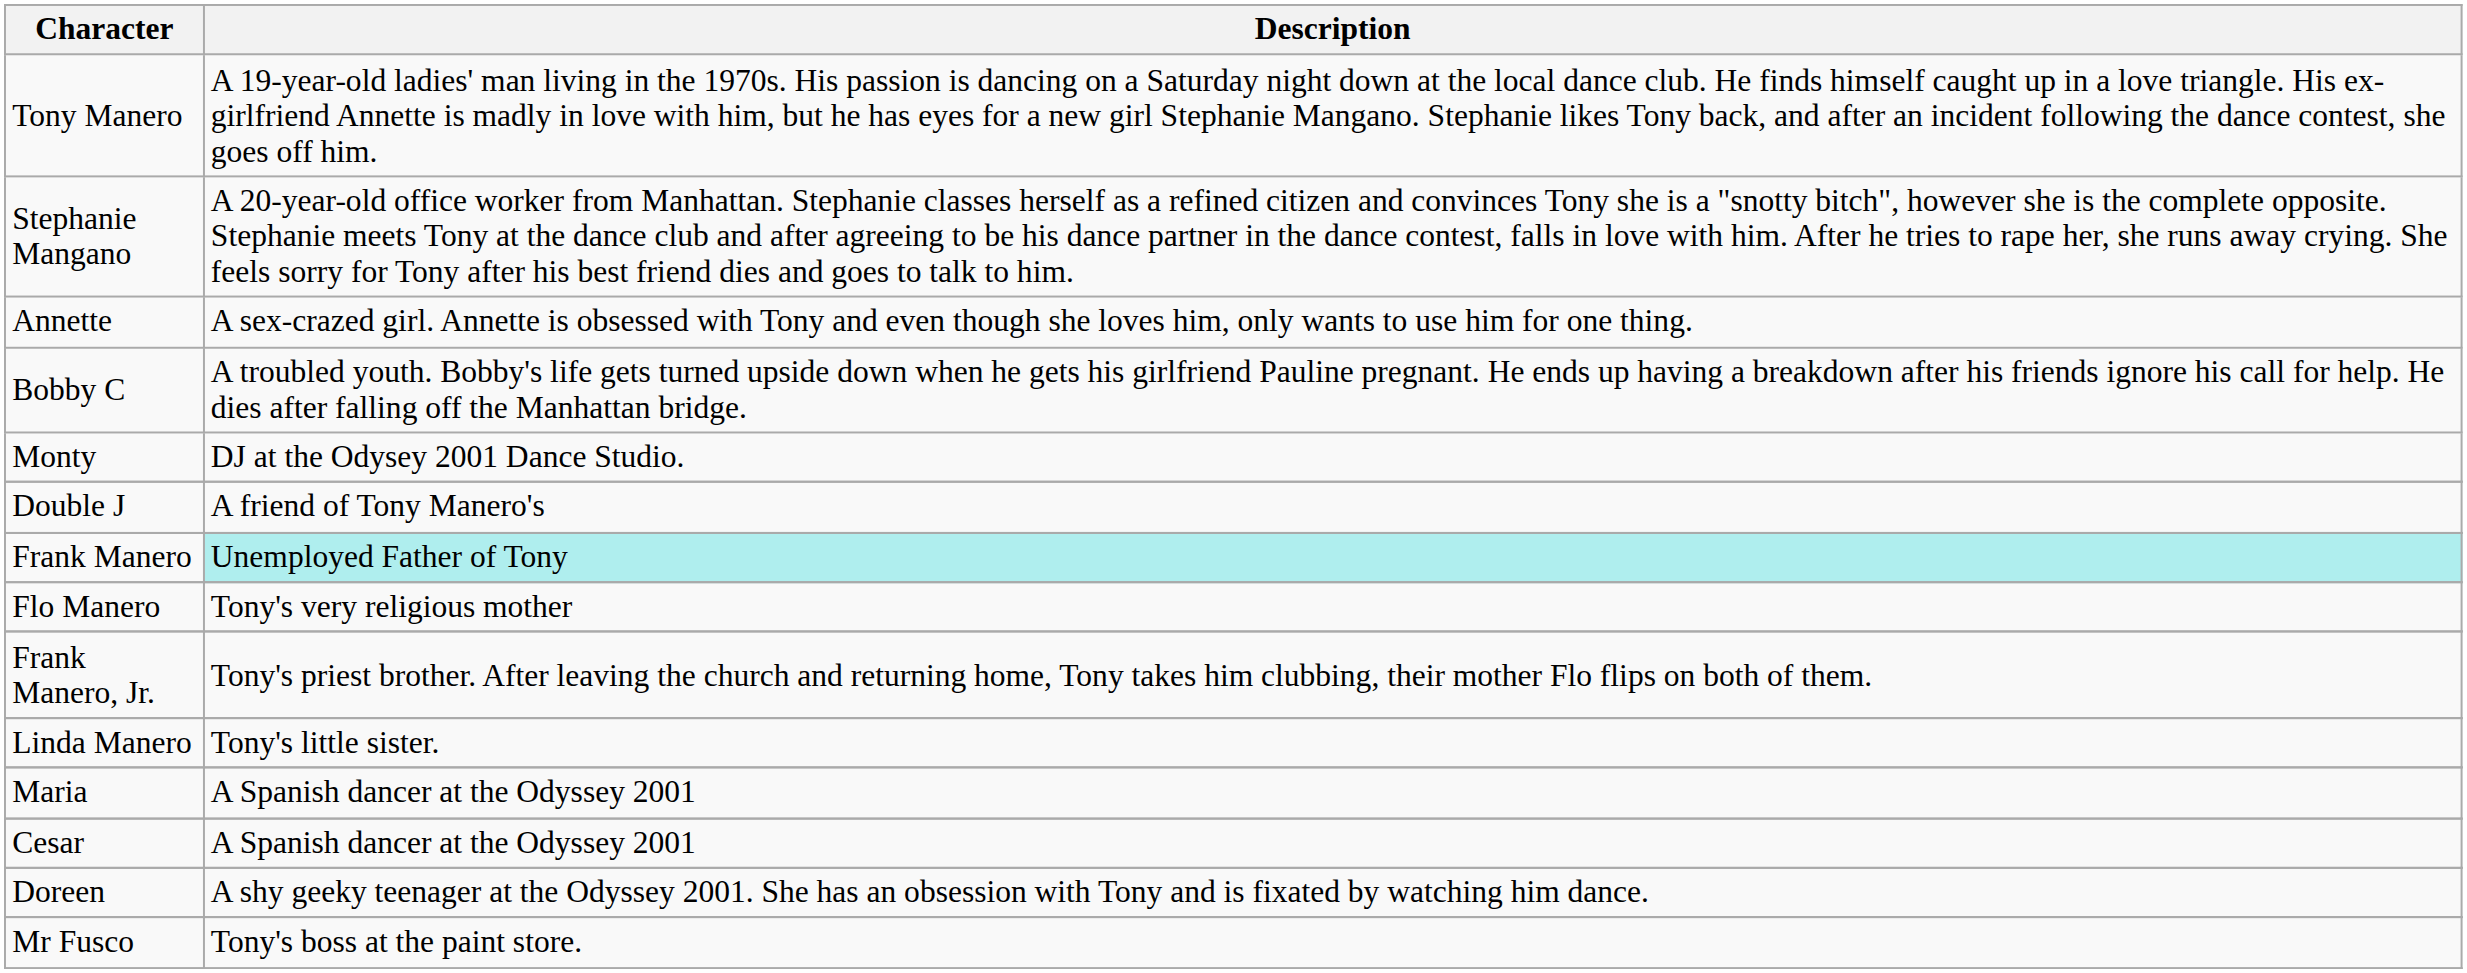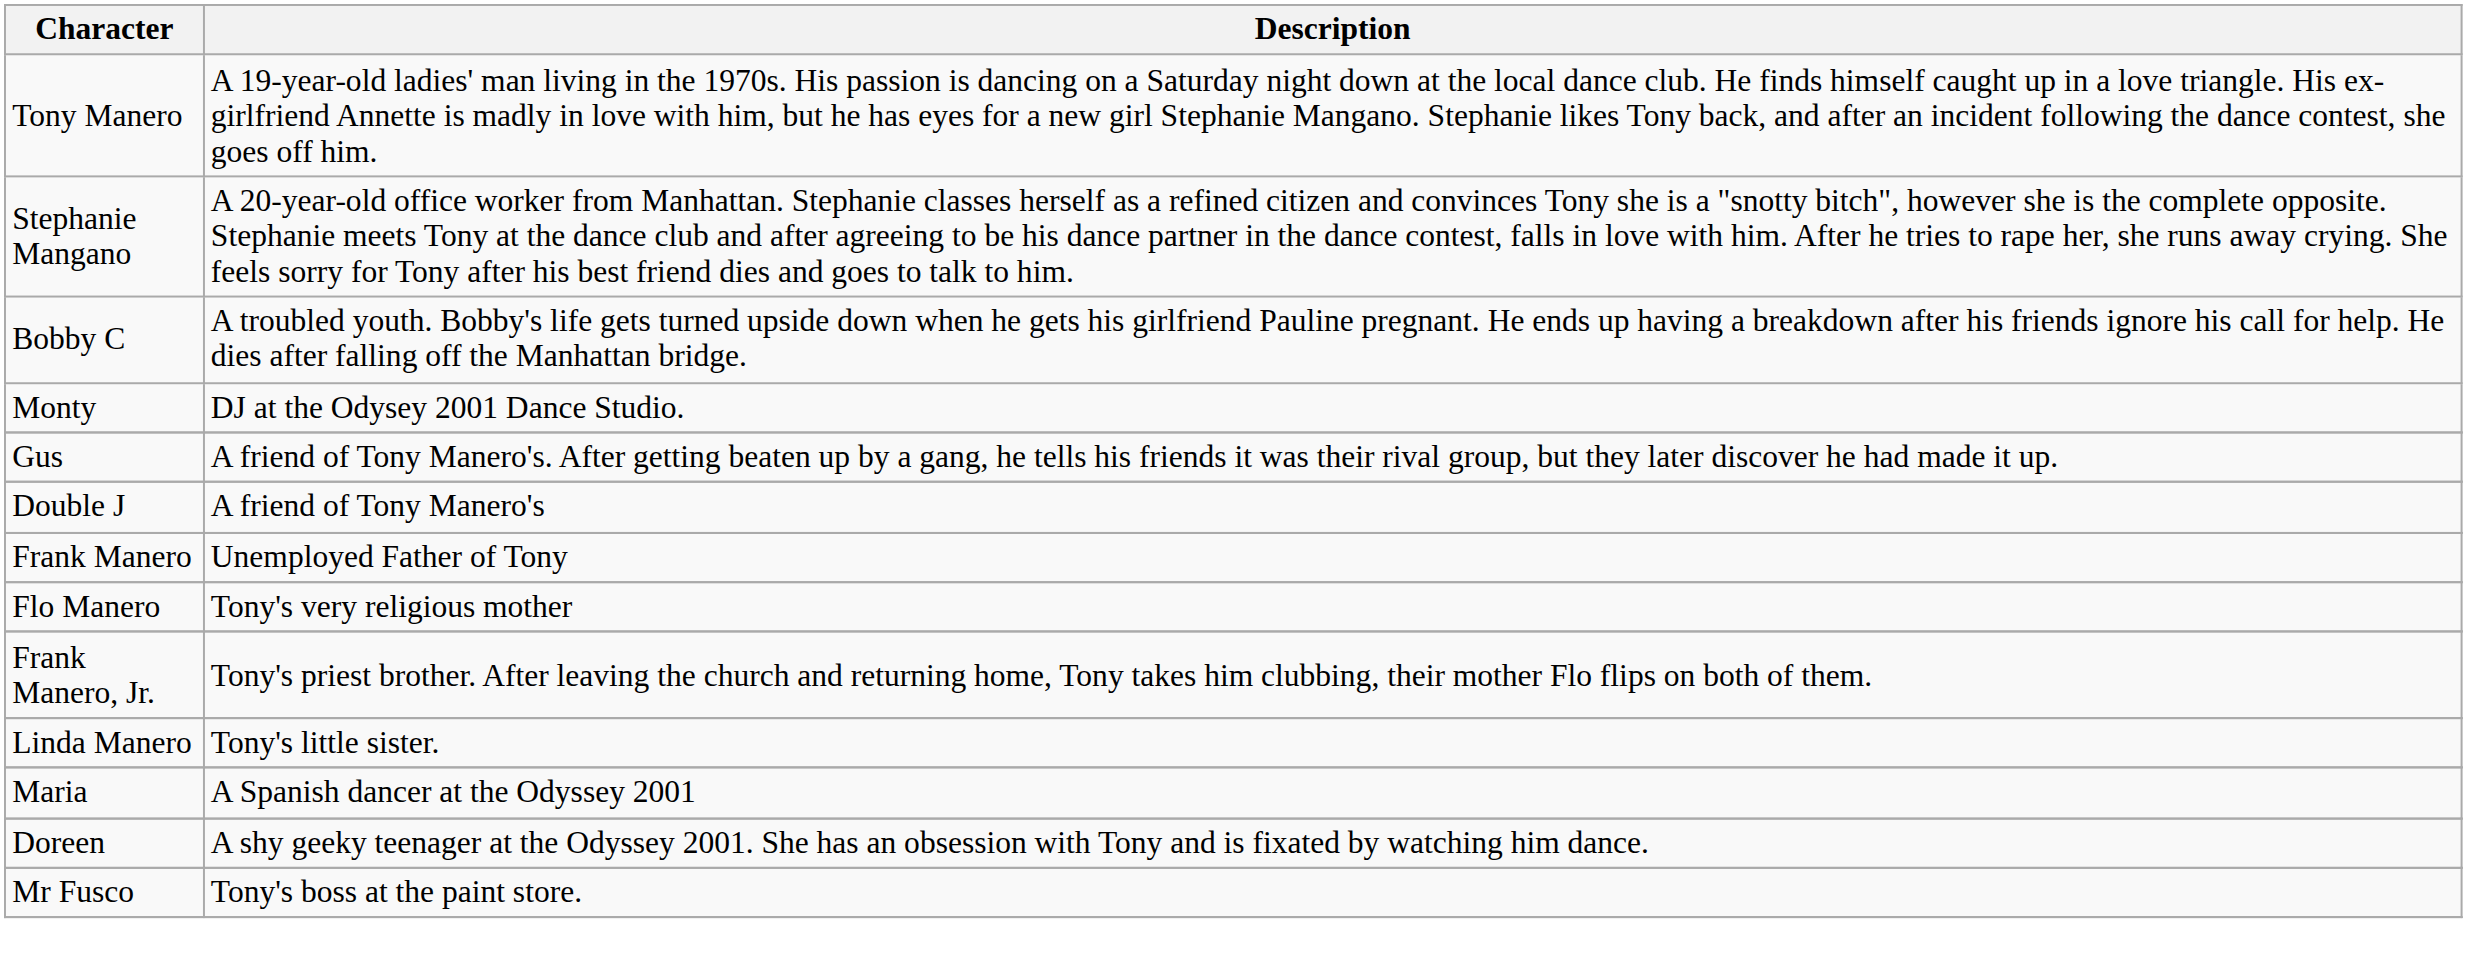- row: (62, 321)
+ row: (38, 456)
(389, 556) paleturquoise background -> (389, 556) no background
- row: (48, 842)
